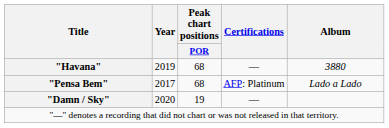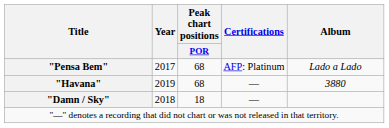rows swapped: (78, 83) <-> (78, 67)
(165, 99) 2020 -> (165, 99) 2018
(199, 99) 19 -> (199, 99) 18
